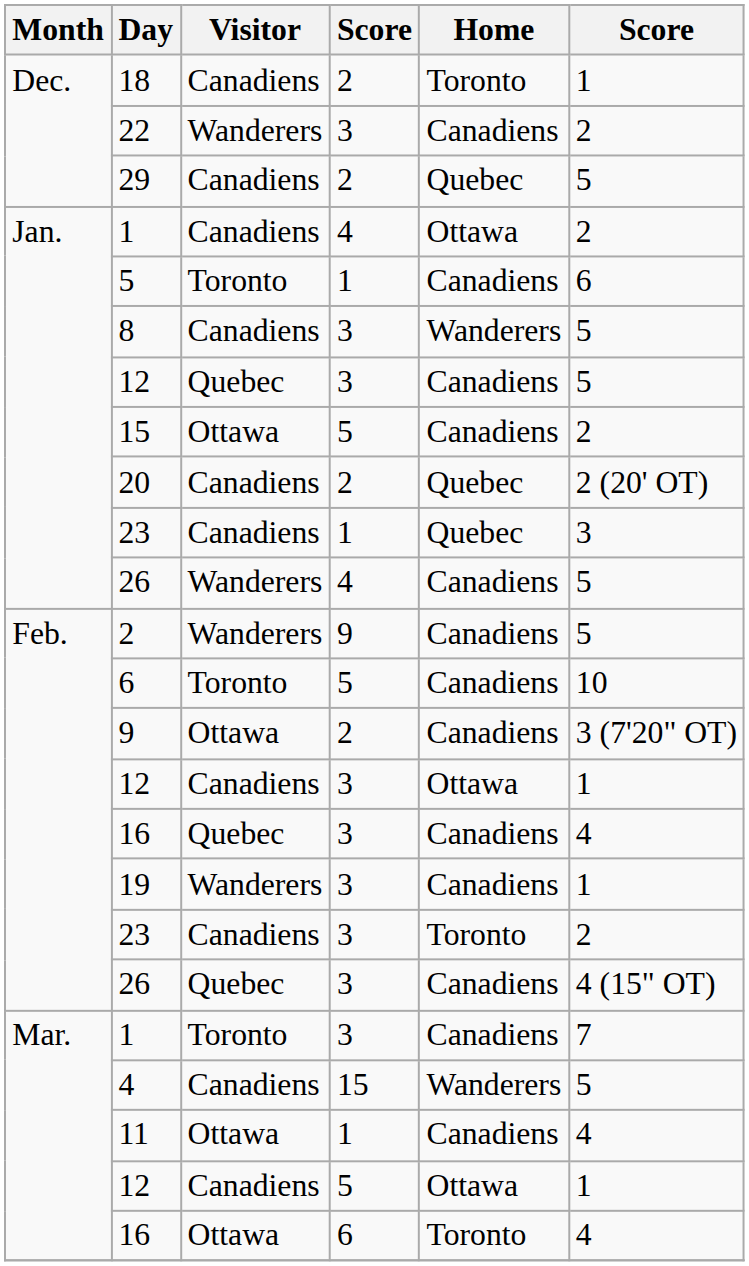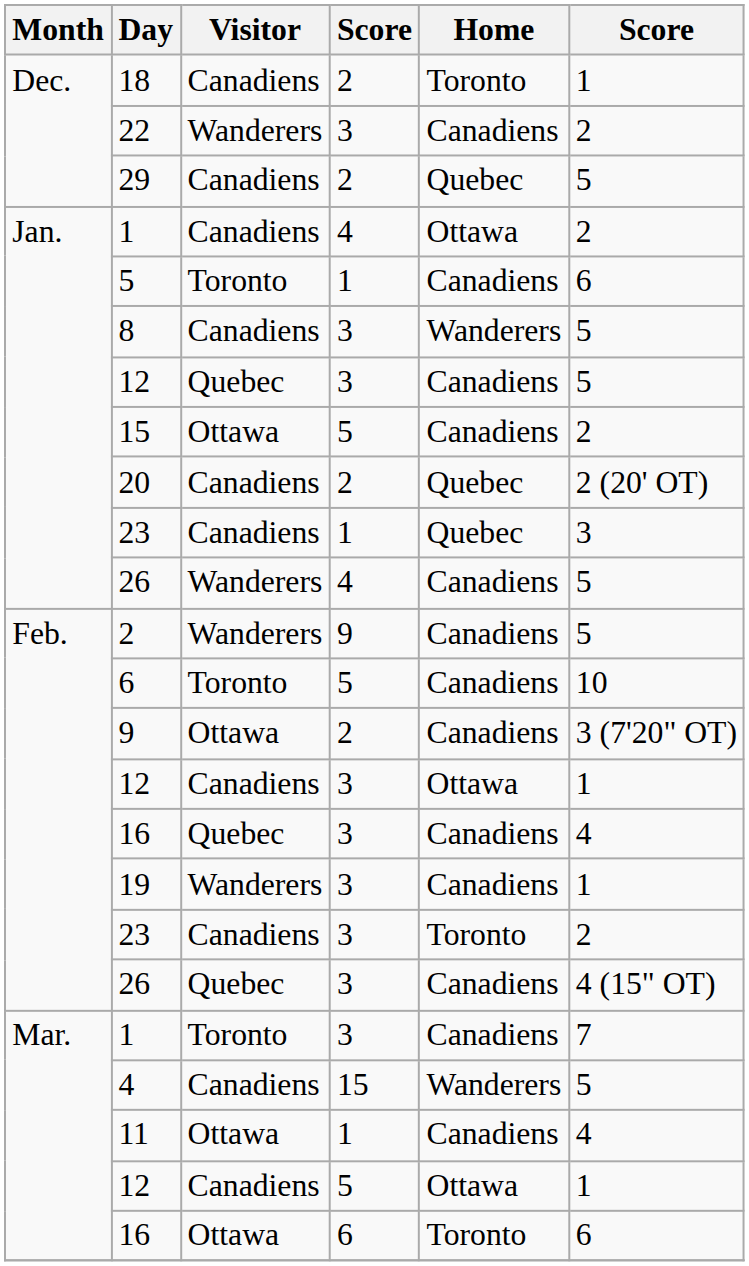(584, 1235) 4 -> (584, 1235) 6
